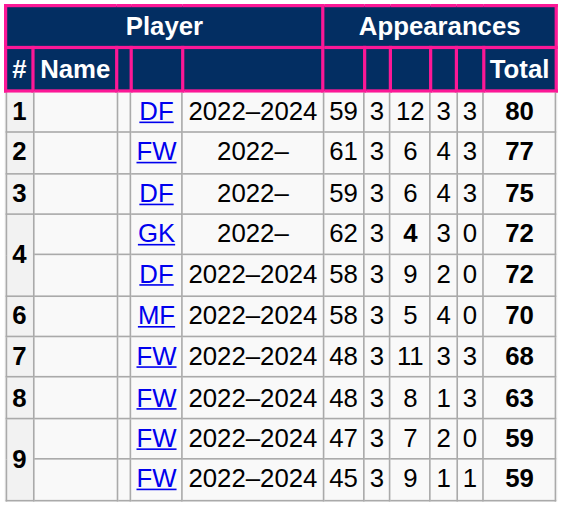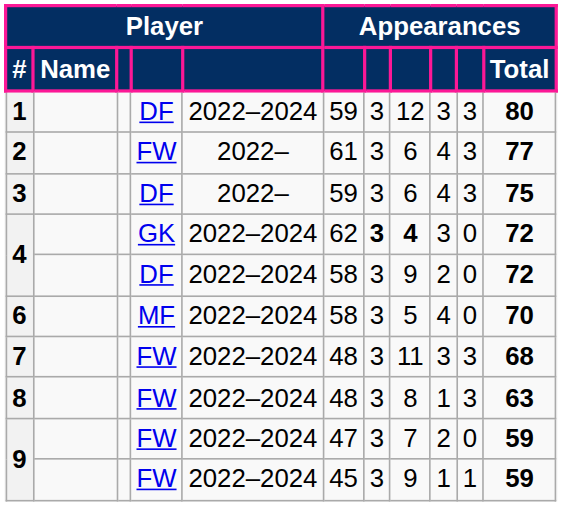(253, 234) 2022– -> (253, 234) 2022–2024
(377, 234) normal -> (377, 234) bold
